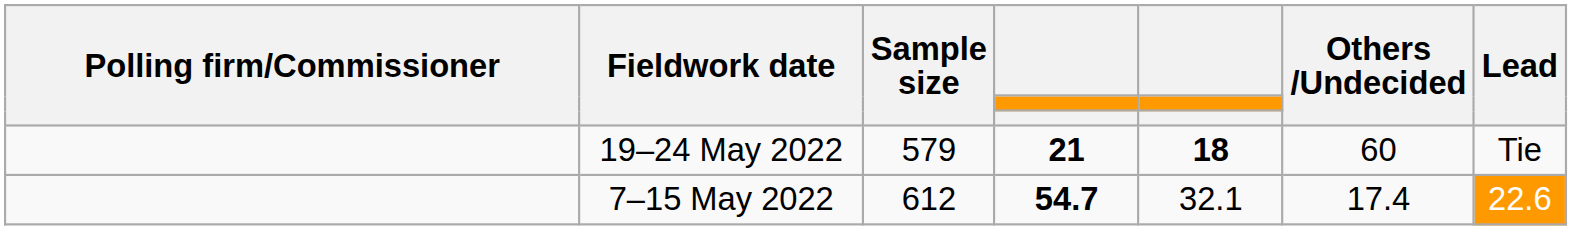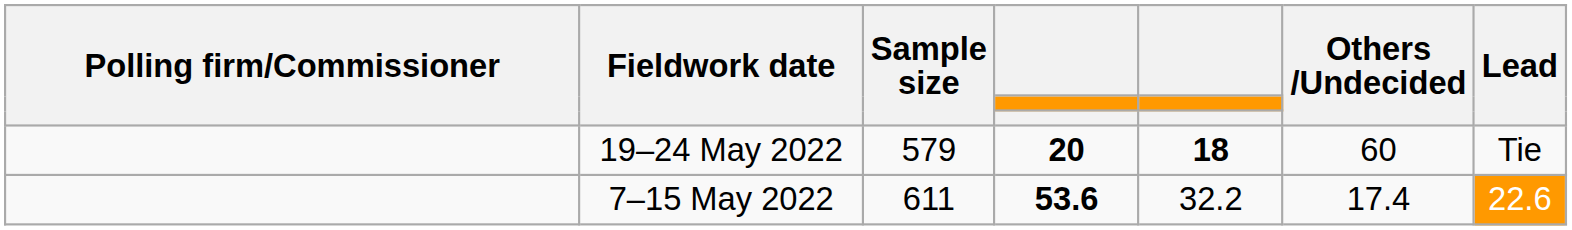(1067, 150) 21 -> (1067, 150) 20
(929, 199) 612 -> (929, 199) 611
(1067, 199) 54.7 -> (1067, 199) 53.6
(1211, 199) 32.1 -> (1211, 199) 32.2
